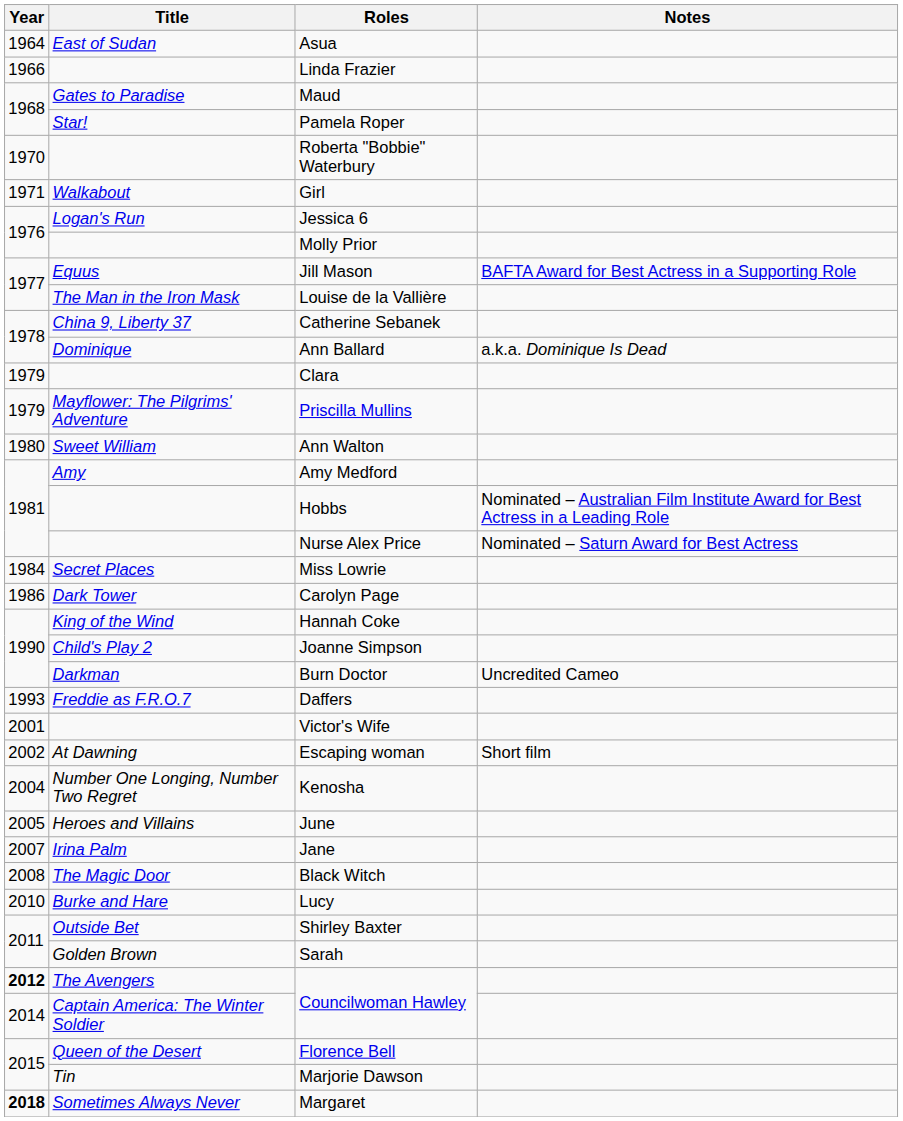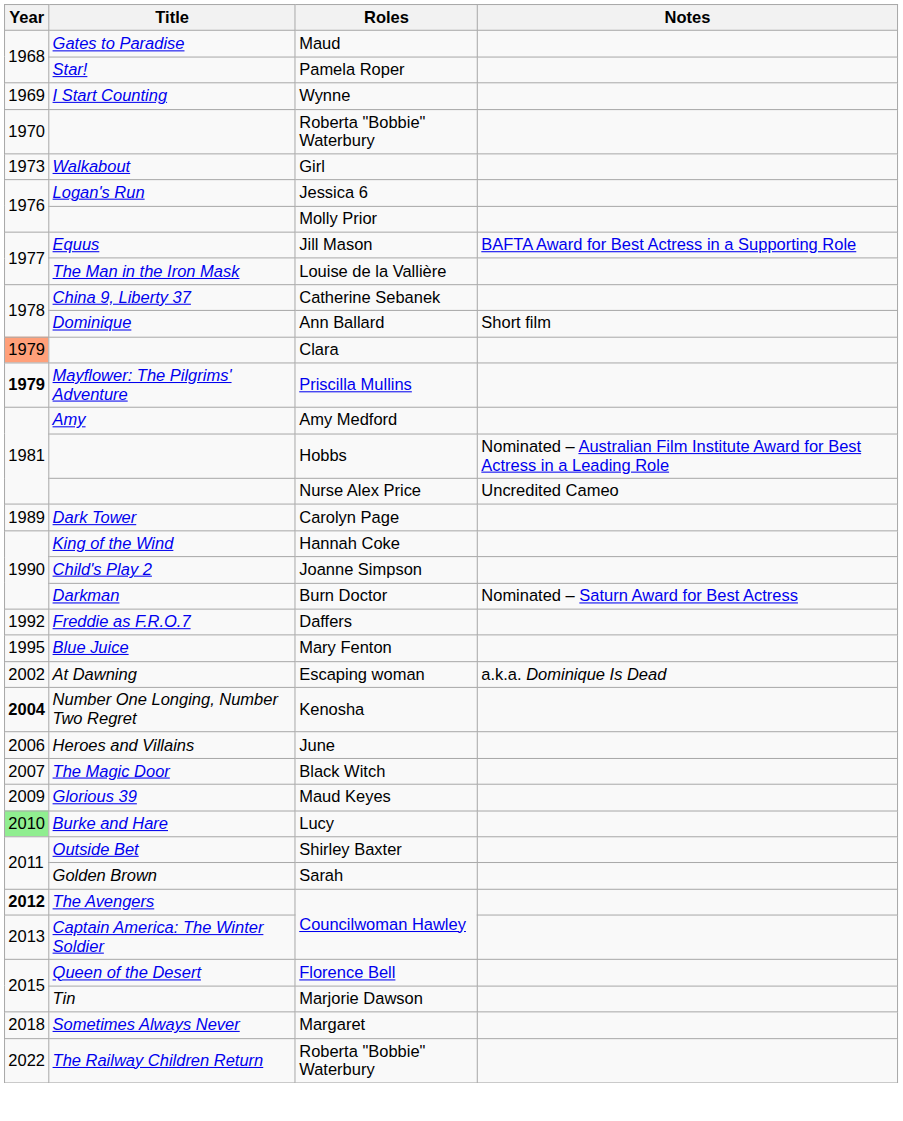- row: (104, 43)
- row: (172, 70)
+ row: (110, 95)
(27, 192) 1971 -> (27, 166) 1973
(574, 349) a.k.a. Dominique Is Dead -> (516, 323) Short film
(27, 375) no background -> (27, 349) lightsalmon background
(27, 411) normal -> (27, 385) bold
- row: (104, 446)
(640, 543) Nominated – Saturn Award for Best Actress -> (550, 491) Uncredited Cameo
- row: (103, 569)
(27, 595) 1986 -> (27, 517) 1989
(550, 674) Uncredited Cameo -> (640, 595) Nominated – Saturn Award for Best Actress
(27, 700) 1993 -> (27, 622) 1992
+ row: (91, 648)
- row: (172, 727)
(516, 752) Short film -> (574, 674) a.k.a. Dominique Is Dead
(27, 788) normal -> (27, 709) bold
(27, 823) 2005 -> (27, 745) 2006
- row: (90, 849)
(27, 875) 2008 -> (27, 771) 2007
+ row: (95, 797)
(27, 901) no background -> (27, 823) lightgreen background
(27, 1015) 2014 -> (27, 937) 2013
(27, 1103) bold -> (27, 1025) normal
+ row: (158, 1060)
